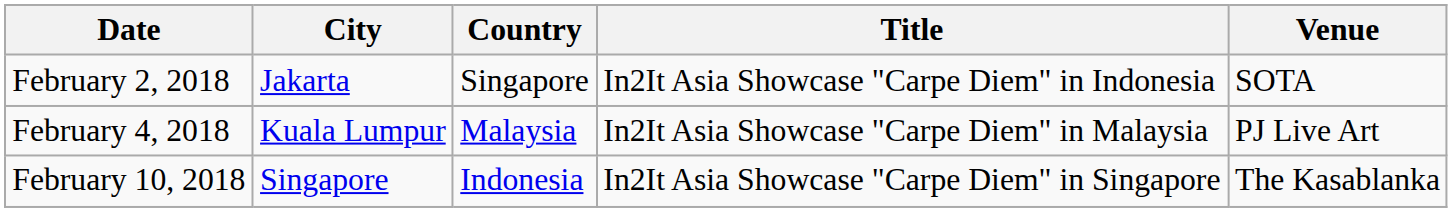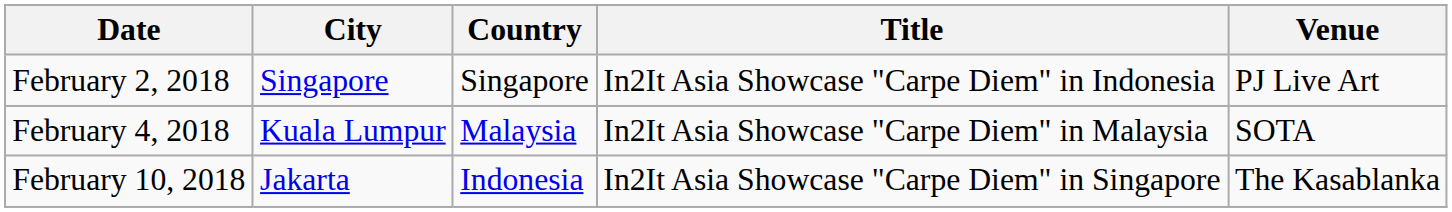(305, 79) Jakarta -> (324, 79) Singapore
(1275, 79) SOTA -> (1307, 79) PJ Live Art
(1307, 130) PJ Live Art -> (1275, 130) SOTA
(324, 180) Singapore -> (305, 180) Jakarta
